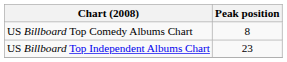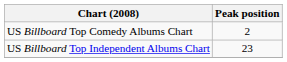(247, 31) 8 -> (247, 31) 2
